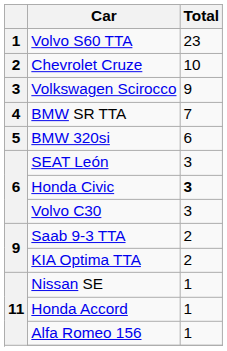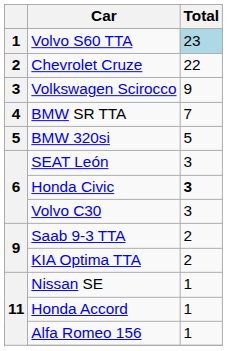(192, 41) no background -> (192, 41) lightblue background
(192, 65) 10 -> (192, 65) 22
(188, 138) 6 -> (188, 138) 5
